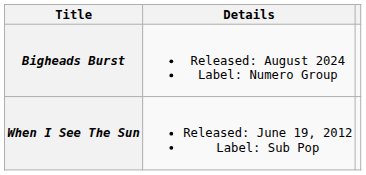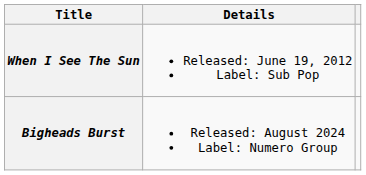rows swapped: (74, 133) <-> (74, 61)
